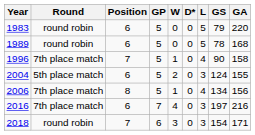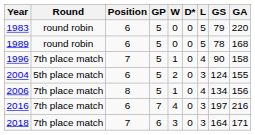(68, 122) round robin -> (68, 122) 7th place match
(219, 122) 154 -> (219, 122) 164
